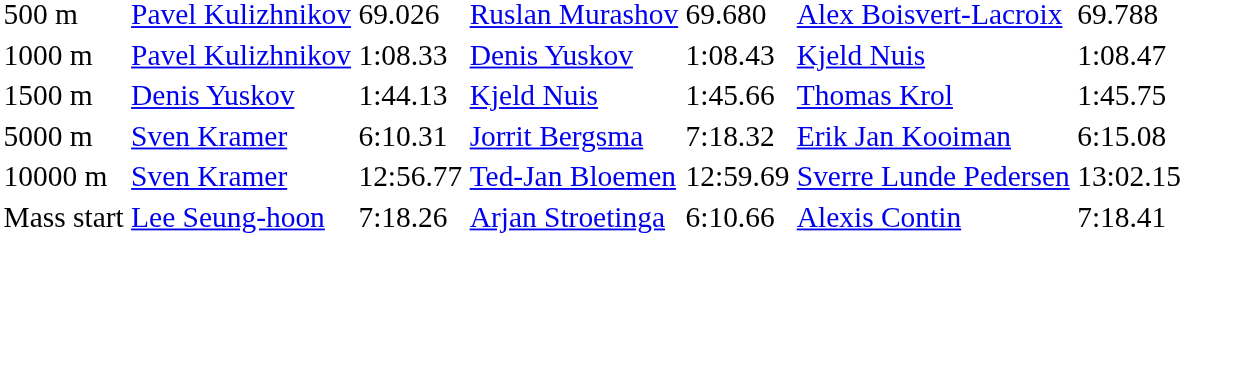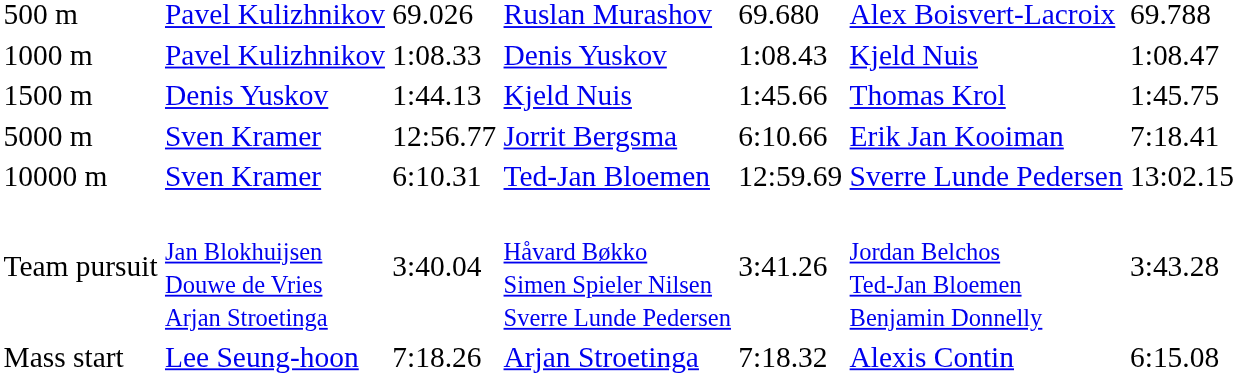(403, 136) 6:10.31 -> (444, 136) 12:56.77
(730, 136) 7:18.32 -> (783, 136) 6:10.66
(1122, 136) 6:15.08 -> (1175, 136) 7:18.41
(410, 176) 12:56.77 -> (437, 176) 6:10.31
+ row: (617, 285)
(730, 217) 6:10.66 -> (783, 356) 7:18.32
(1122, 217) 7:18.41 -> (1175, 356) 6:15.08
